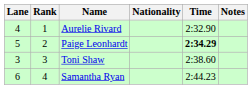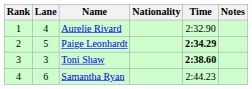columns swapped: (45, 12) <-> (18, 12)
(201, 60) normal -> (201, 60) bold
